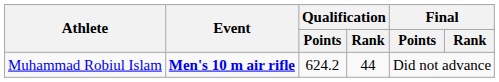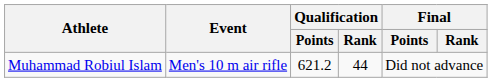(232, 65) bold -> (228, 65) normal
(322, 65) 624.2 -> (315, 65) 621.2
